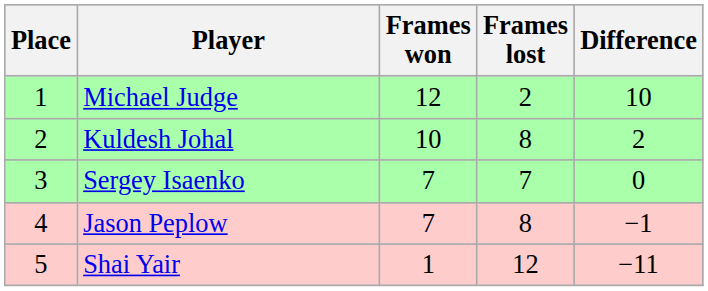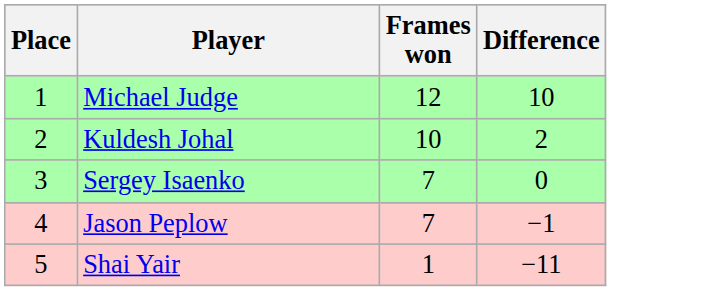- column: (525, 40)
